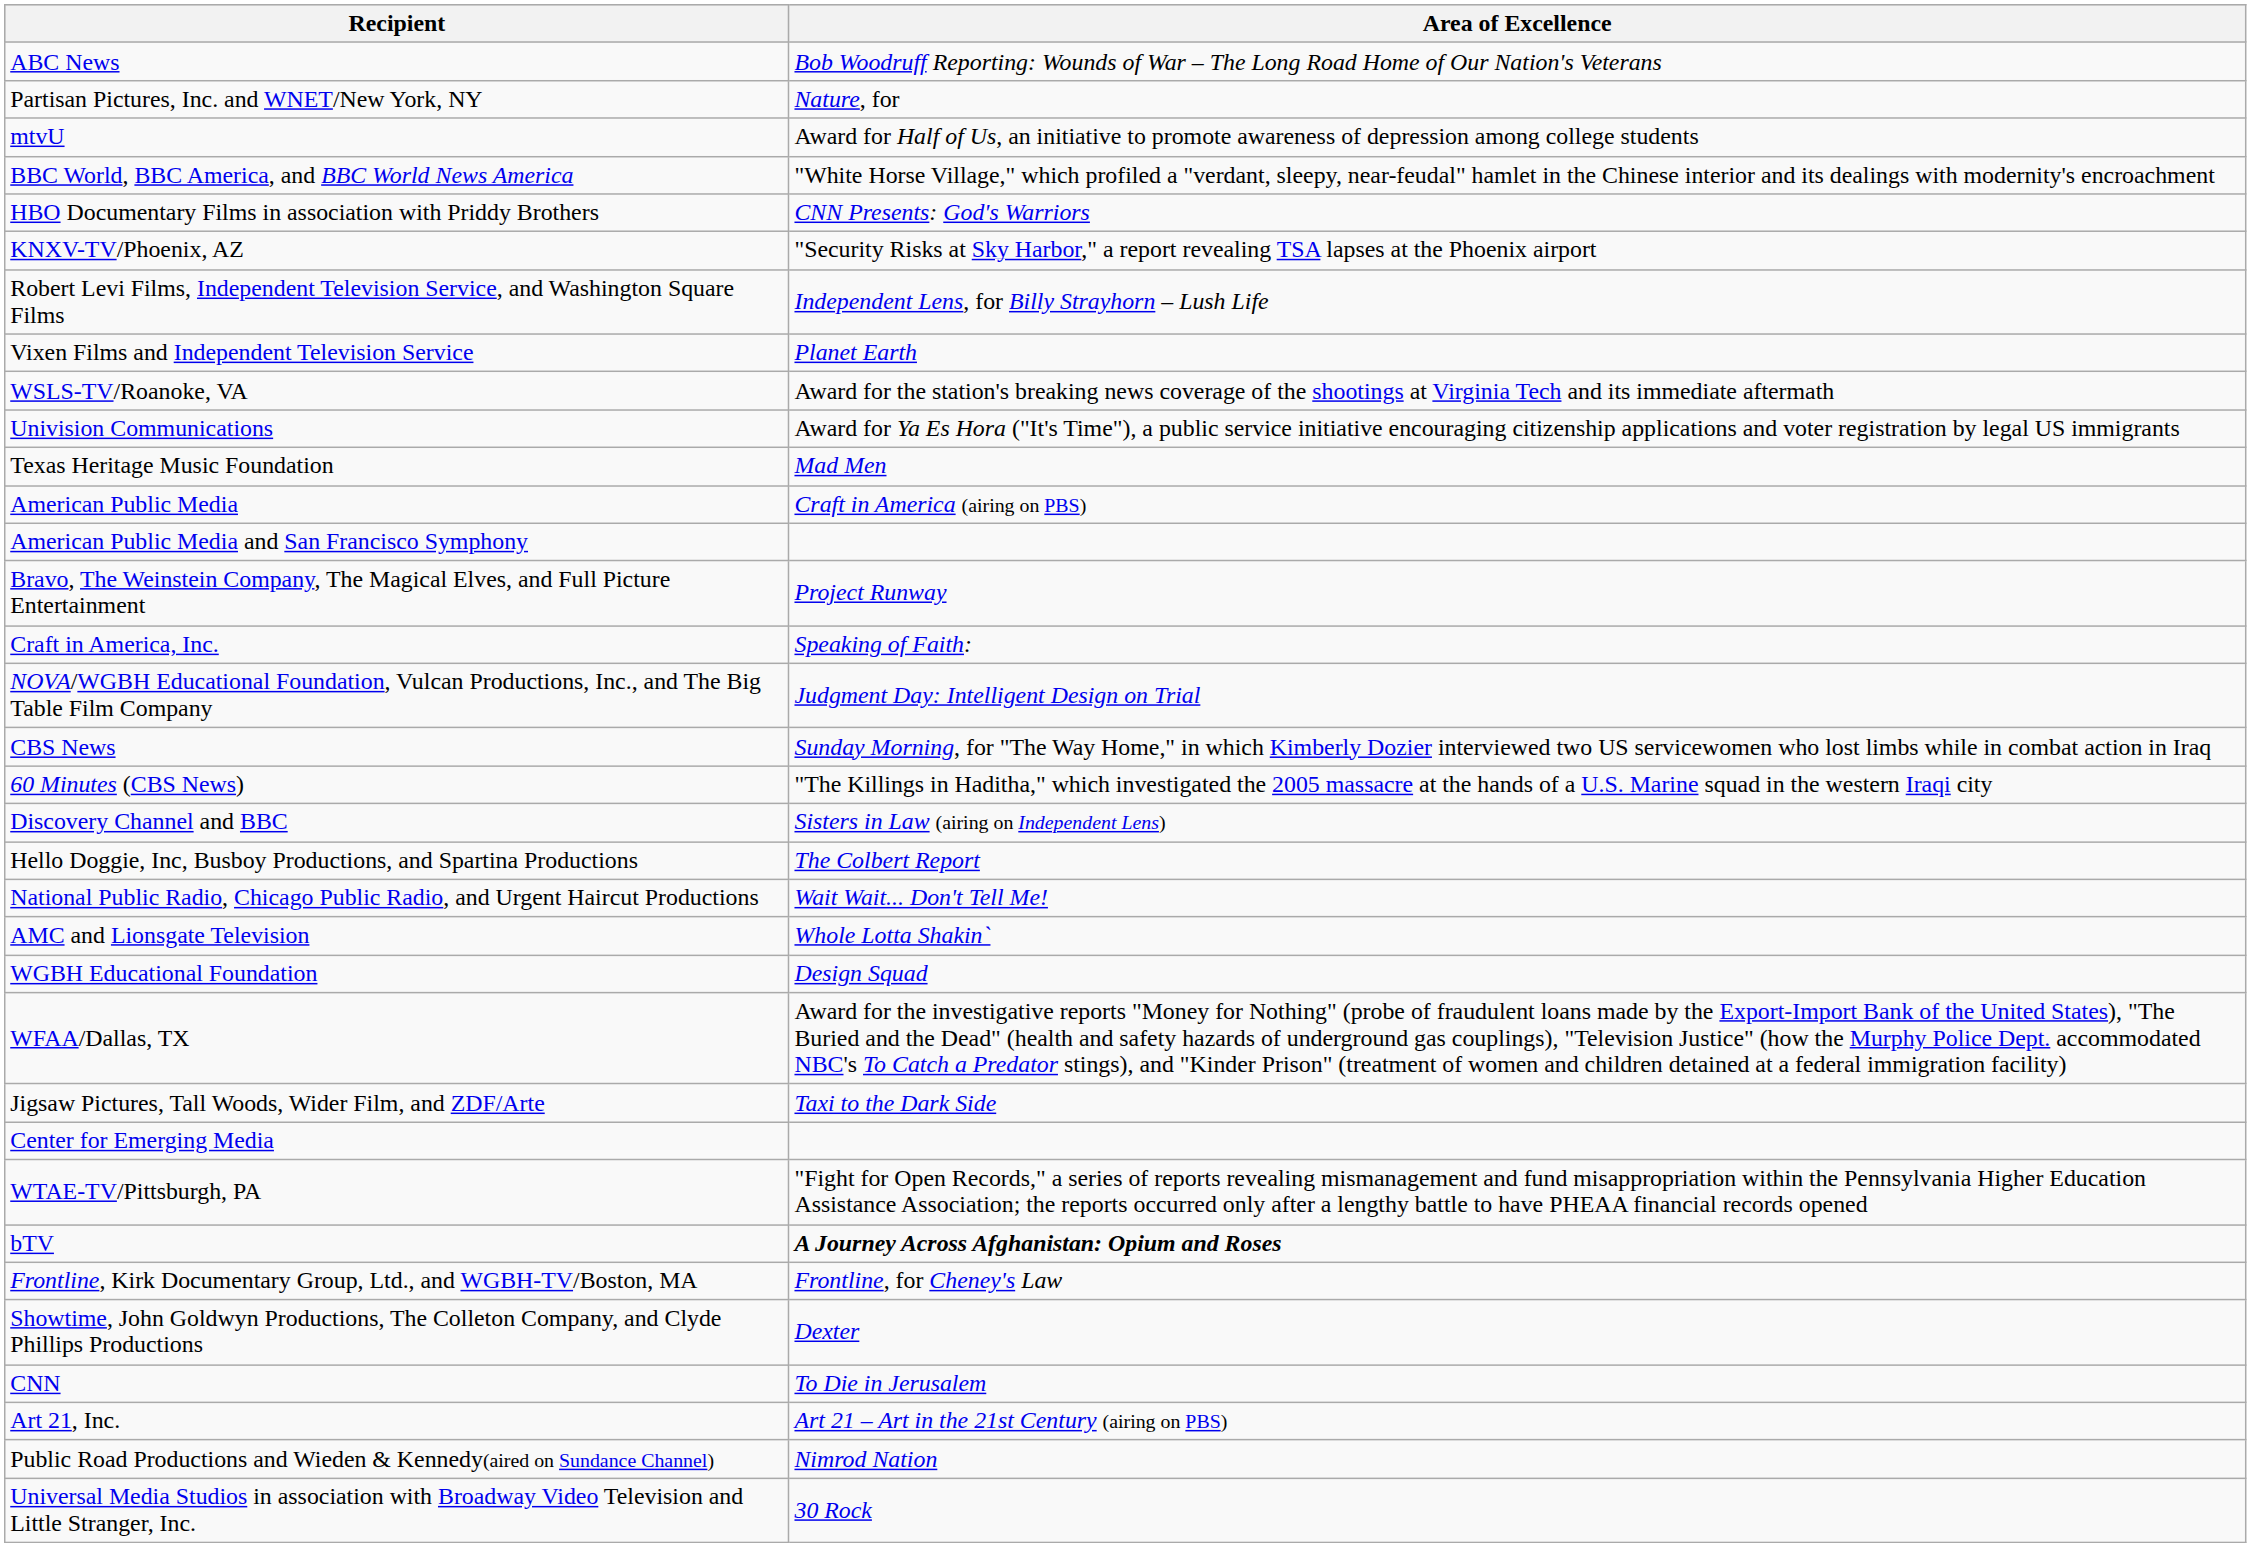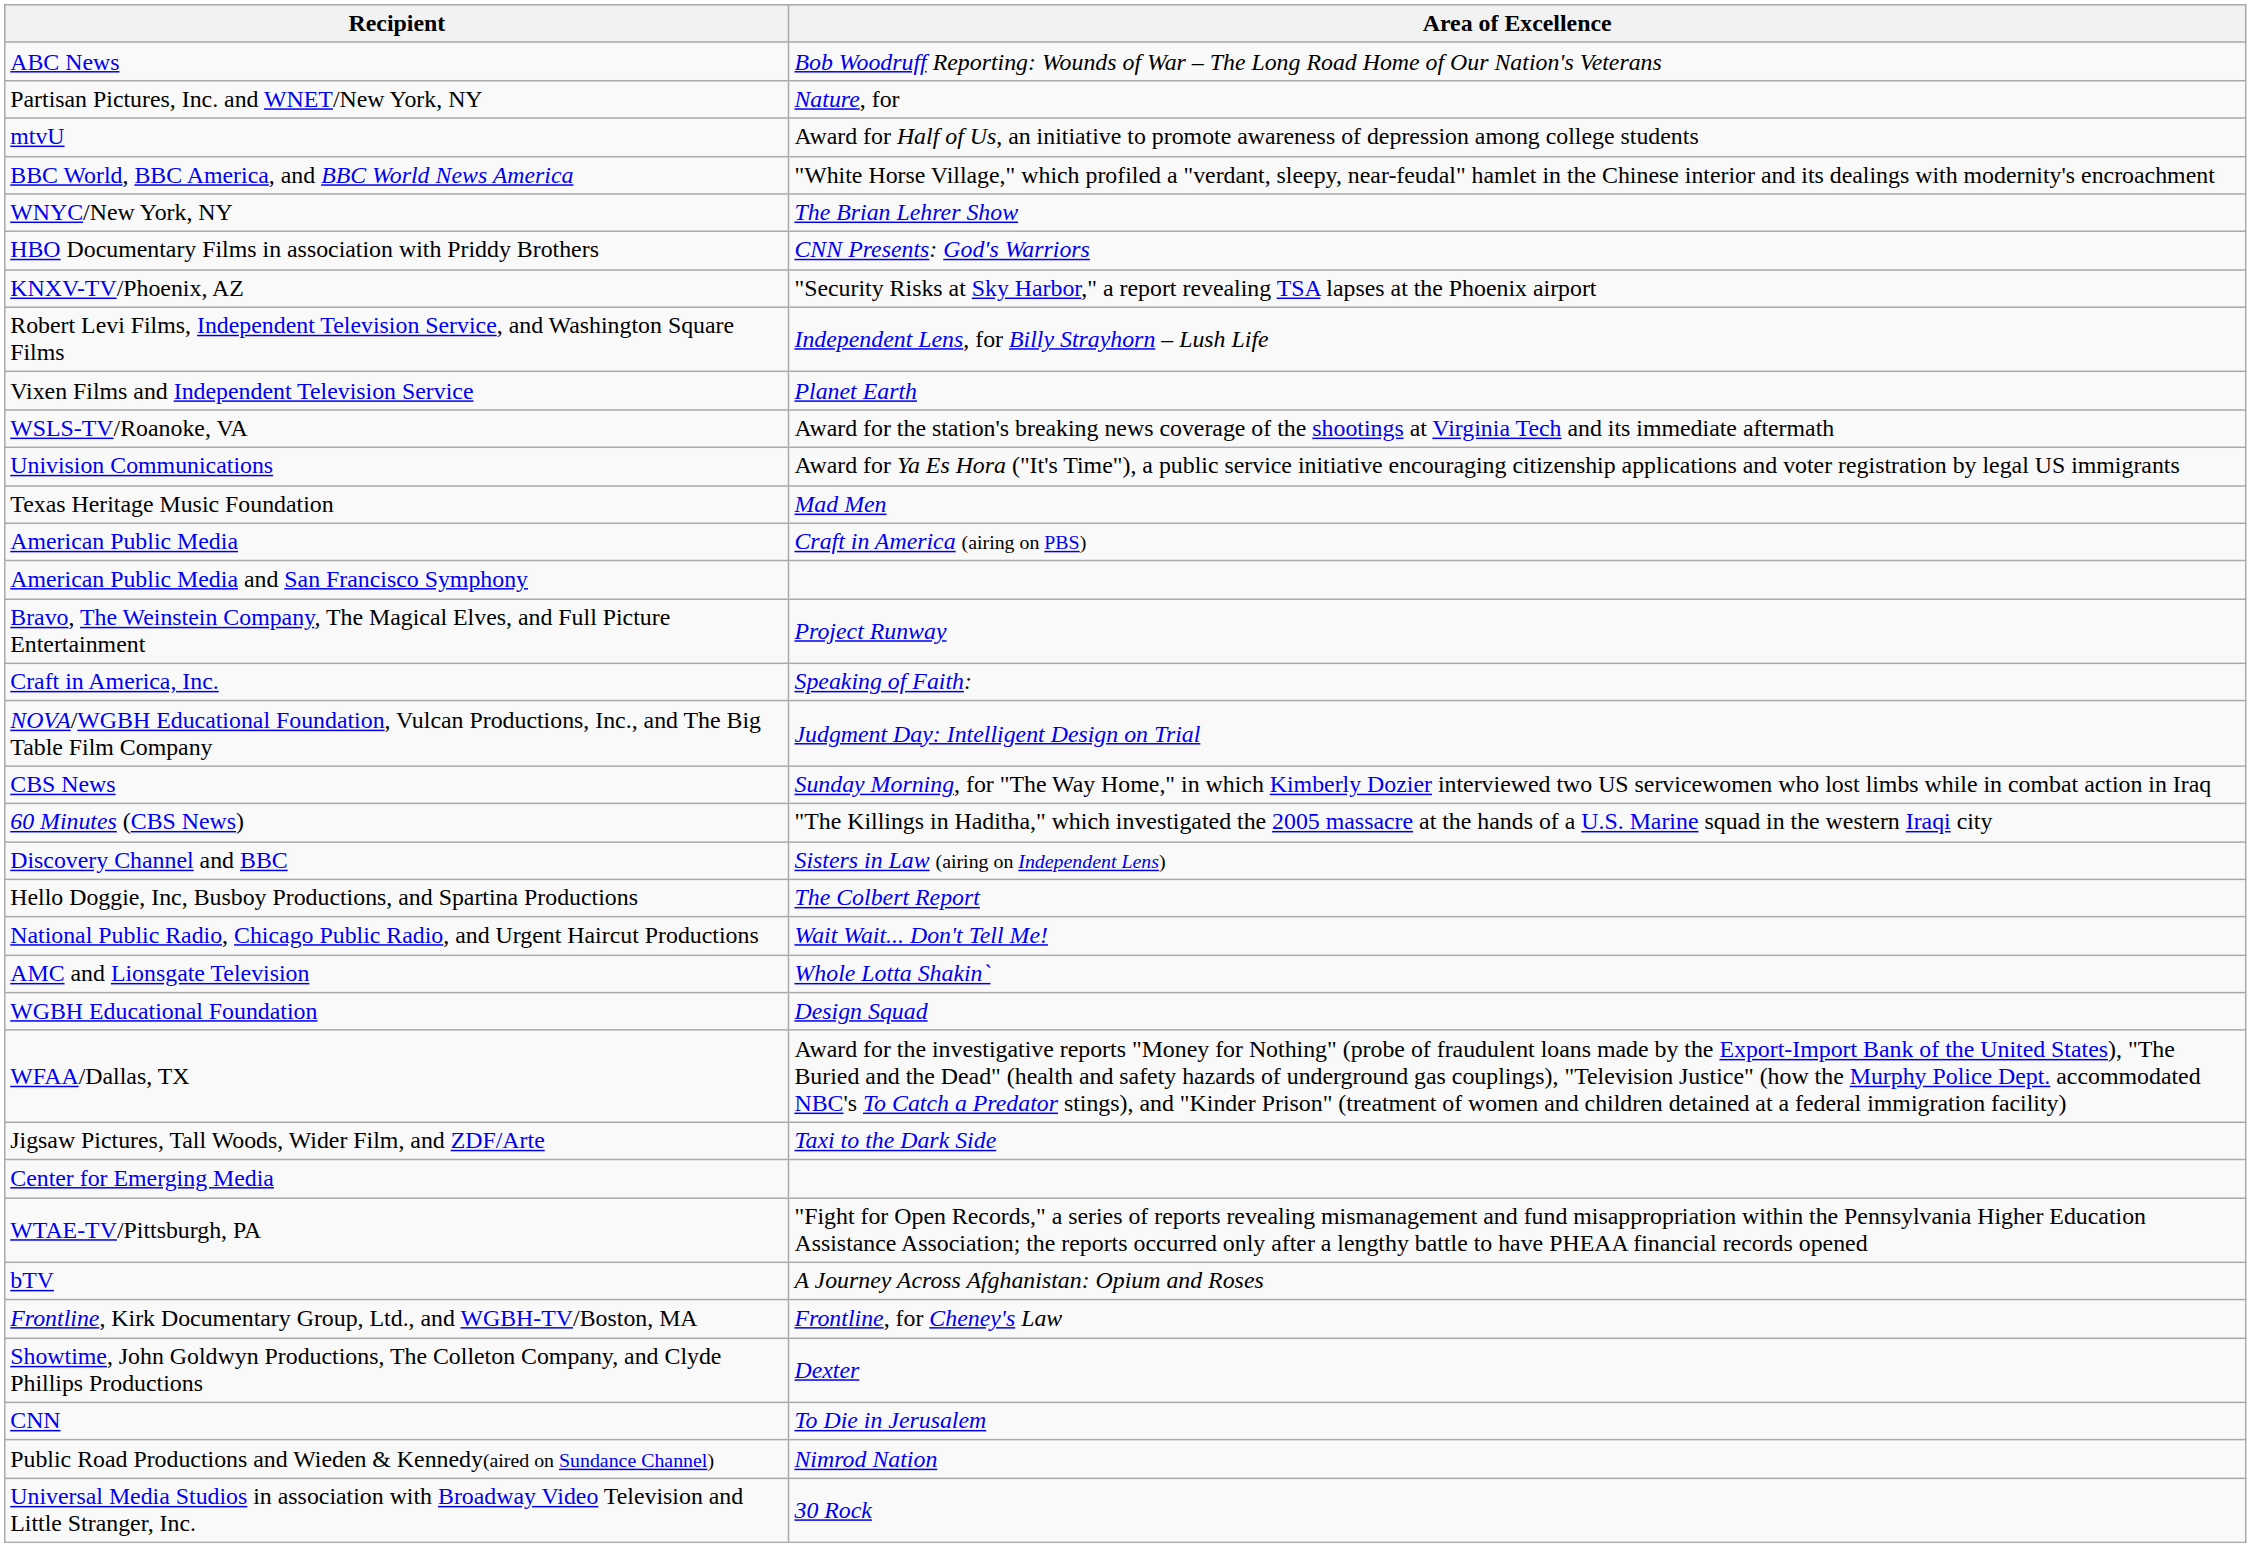+ row: (122, 212)
(1038, 1242) bold -> (1029, 1280) normal
- row: (65, 1421)
